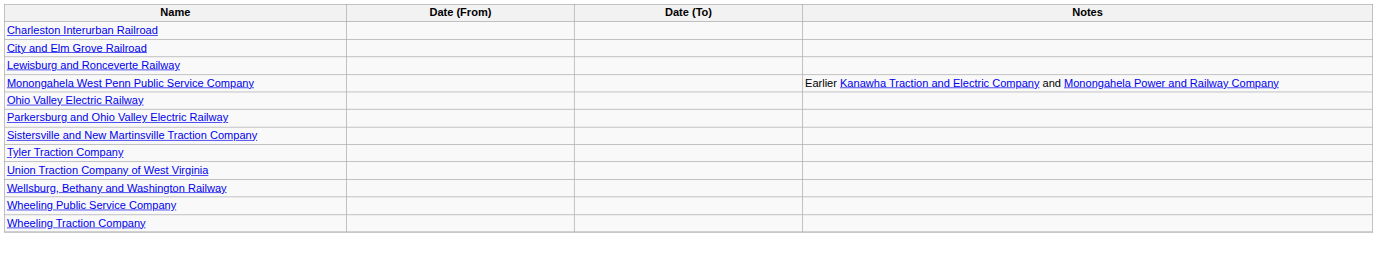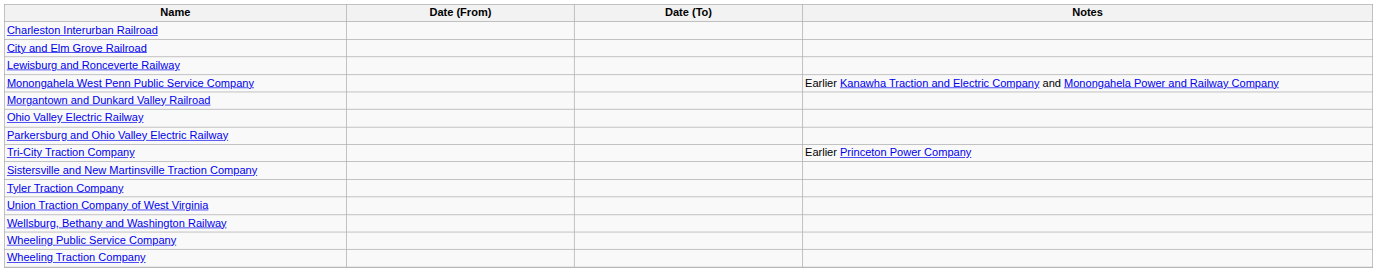+ row: (109, 100)
+ row: (71, 153)
